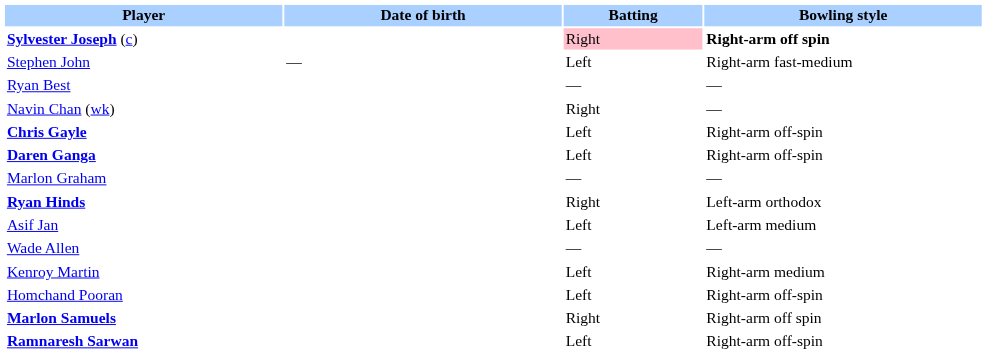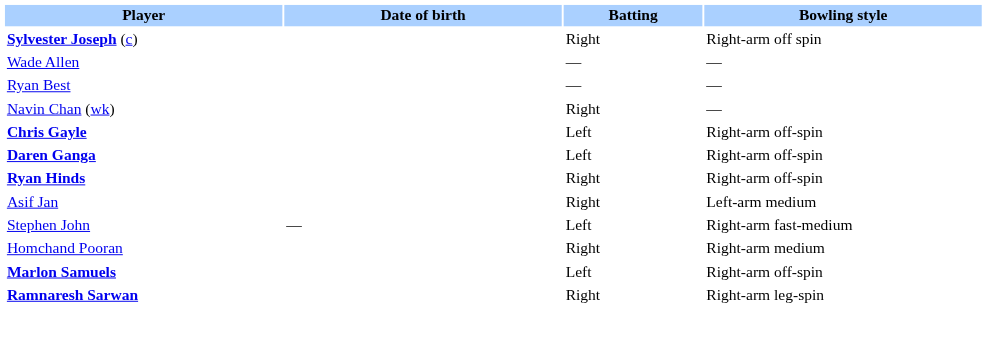(583, 38) pink background -> (583, 38) no background
(768, 38) bold -> (764, 38) normal
rows swapped: (43, 248) <-> (48, 62)
- row: (57, 178)
(764, 201) Left-arm orthodox -> (765, 178) Right-arm off-spin
(579, 225) Left -> (583, 201) Right
- row: (53, 271)
(579, 294) Left -> (583, 248) Right
(765, 294) Right-arm off-spin -> (766, 248) Right-arm medium
(583, 318) Right -> (579, 271) Left
(764, 318) Right-arm off spin -> (765, 271) Right-arm off-spin
(579, 341) Left -> (583, 294) Right
(765, 341) Right-arm off-spin -> (765, 294) Right-arm leg-spin
